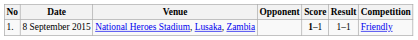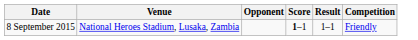- column: (12, 11)
